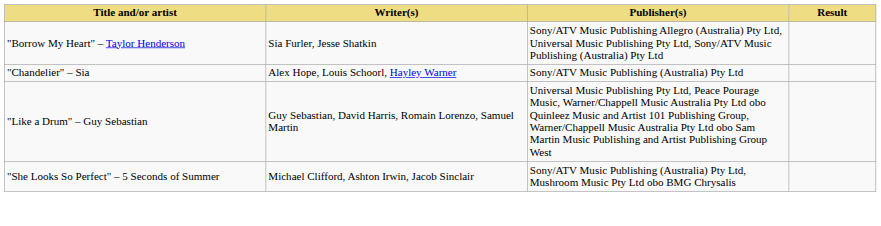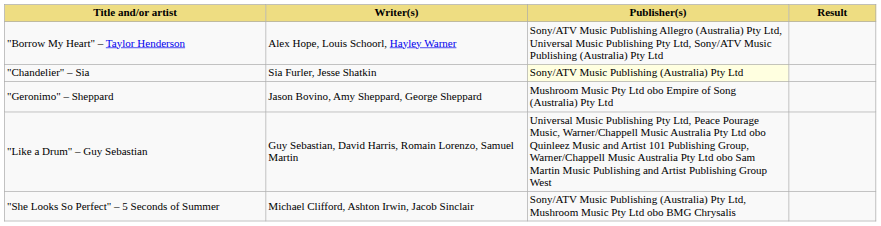(322, 43) Sia Furler, Jesse Shatkin -> (362, 43) Alex Hope, Louis Schoorl, Hayley Warner
(362, 73) Alex Hope, Louis Schoorl, Hayley Warner -> (322, 73) Sia Furler, Jesse Shatkin
(637, 73) no background -> (637, 73) lightyellow background
+ row: (60, 96)
